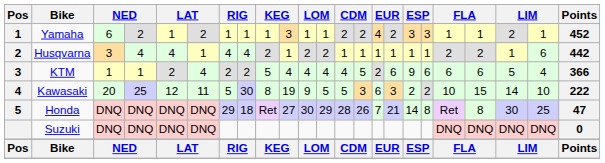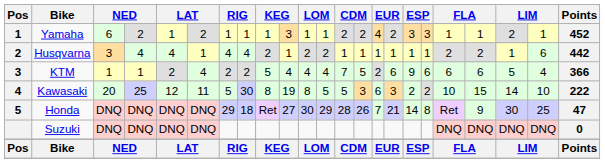(344, 71) 4 -> (344, 71) 7
(307, 91) 9 -> (307, 91) 8
(480, 110) 8 -> (480, 110) 9
